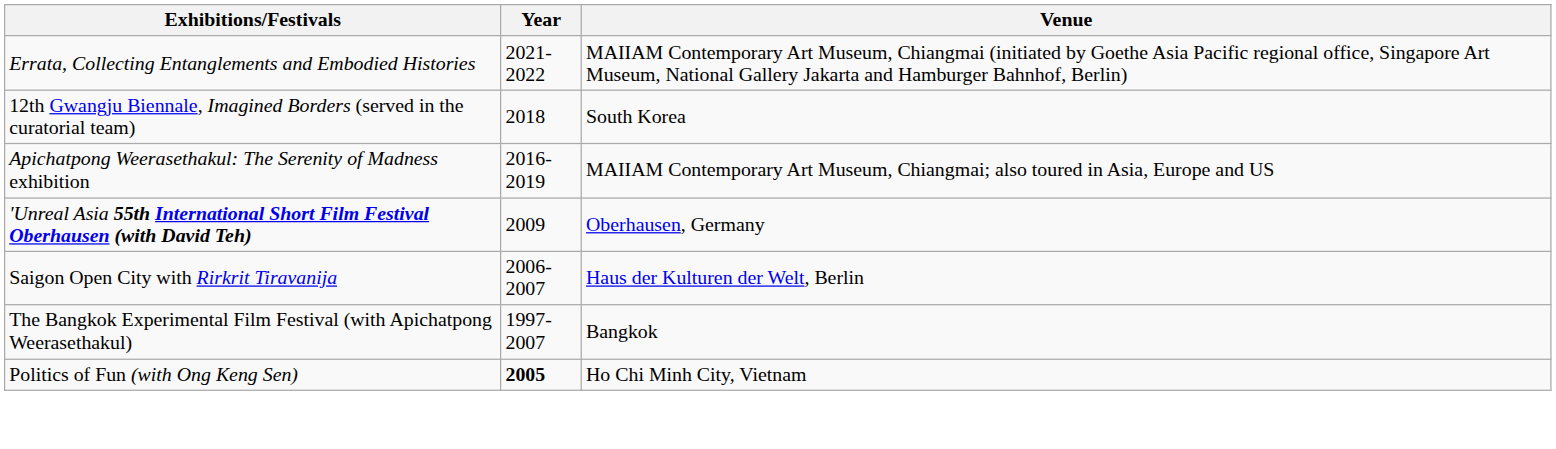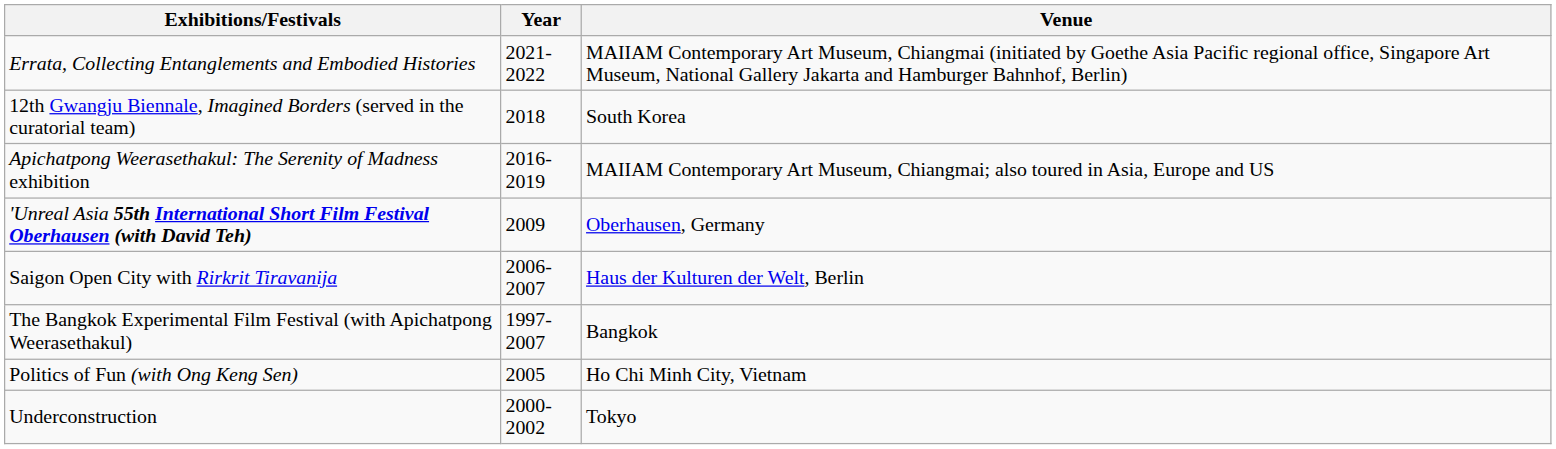(525, 374) bold -> (525, 374) normal
+ row: (83, 417)
